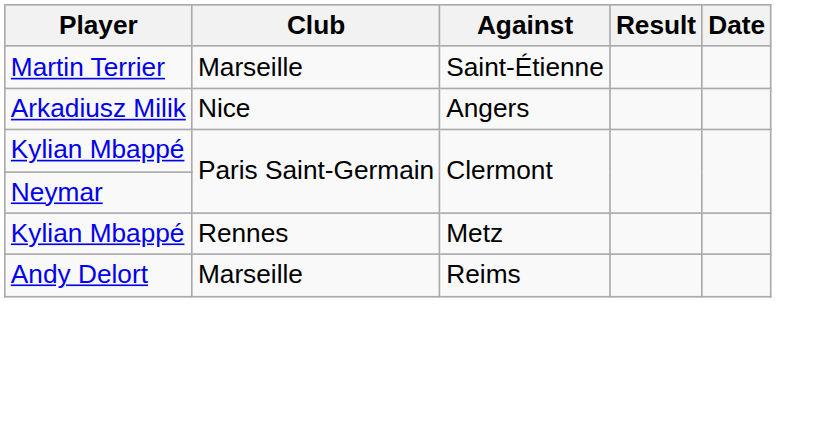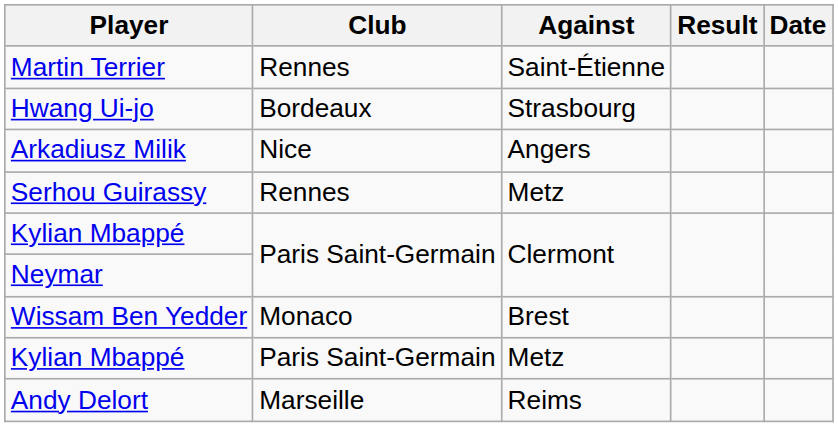(250, 66) Marseille -> (304, 66) Rennes
+ row: (82, 108)
+ row: (109, 191)
+ row: (129, 316)
(243, 233) Rennes -> (377, 358) Paris Saint-Germain
